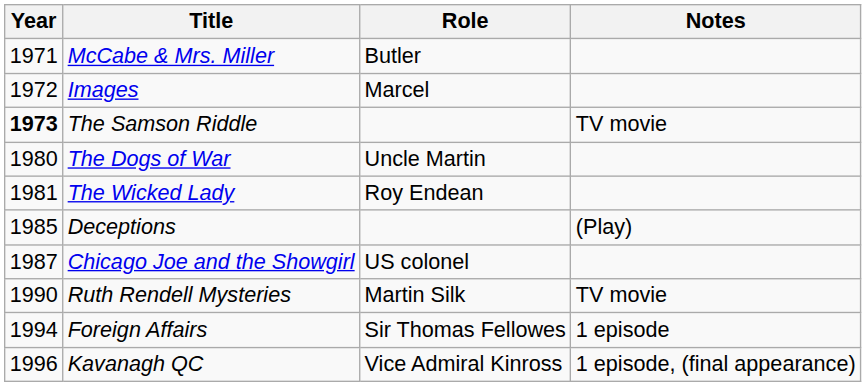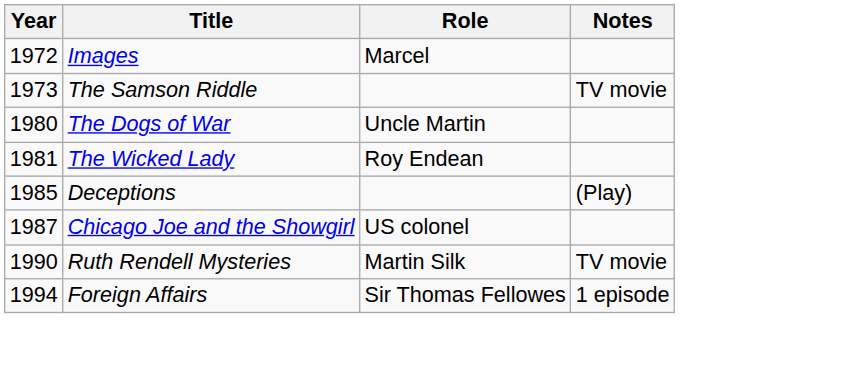- row: (171, 55)
(34, 124) bold -> (34, 90) normal
- row: (136, 364)
